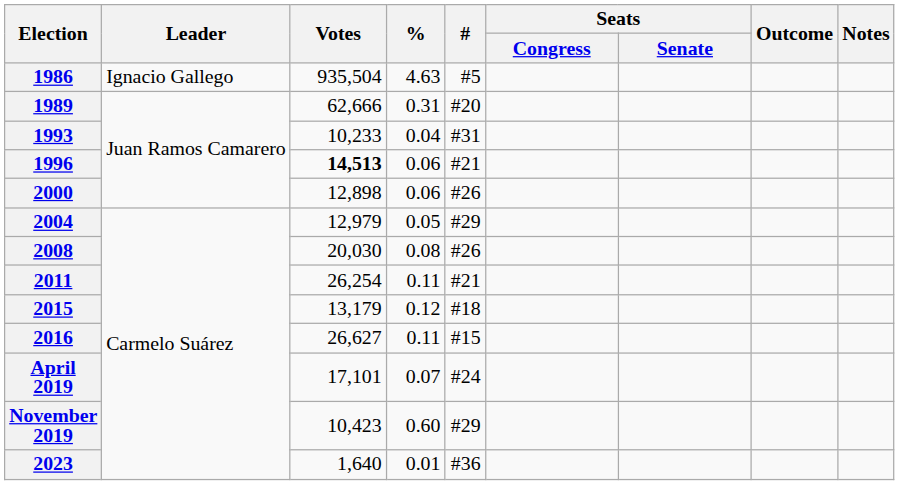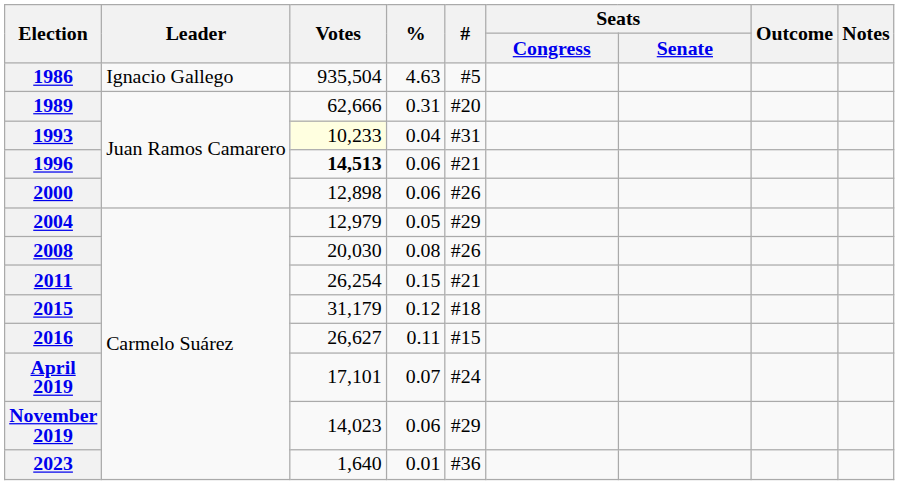(354, 134) no background -> (354, 134) lightyellow background
(423, 279) 0.11 -> (423, 279) 0.15
(354, 308) 13,179 -> (354, 308) 31,179
(354, 425) 10,423 -> (354, 425) 14,023
(423, 425) 0.60 -> (423, 425) 0.06
